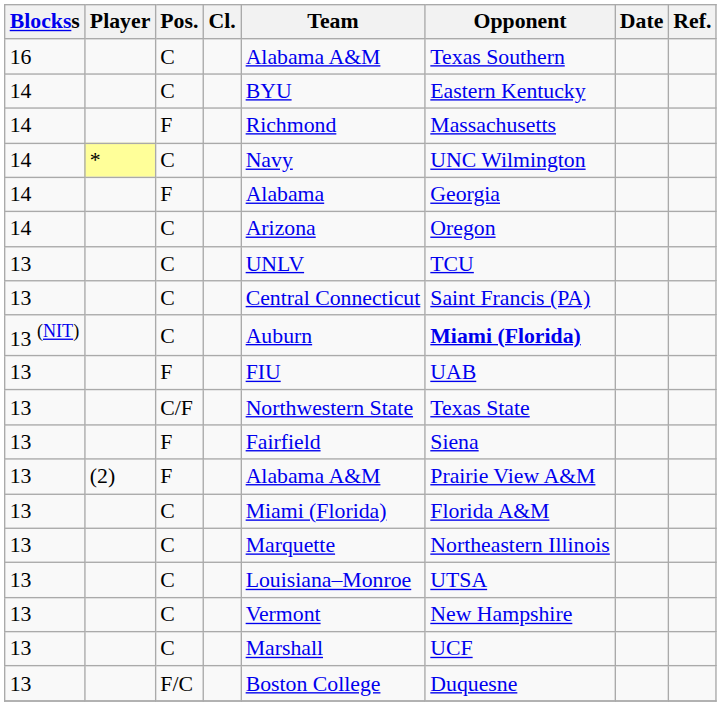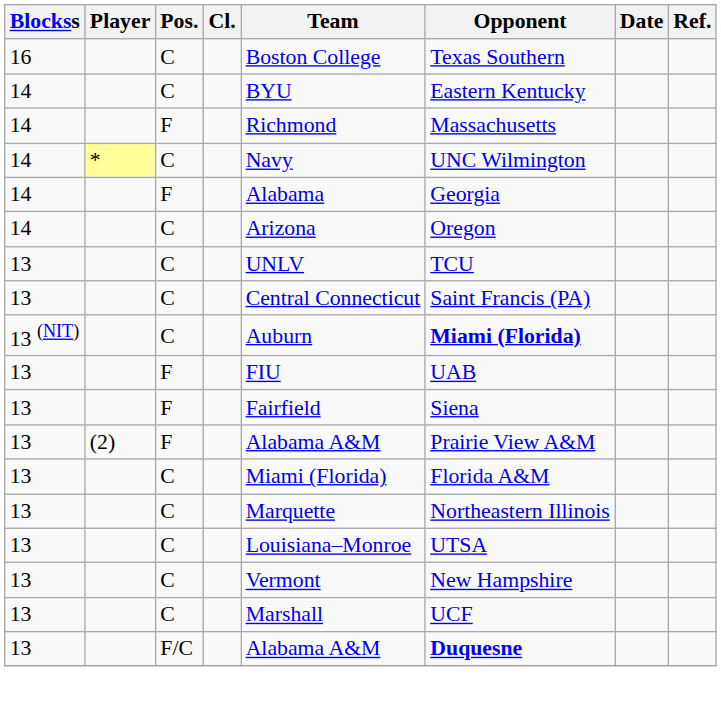(313, 56) Alabama A&M -> (313, 56) Boston College
- row: (21, 407)
(313, 683) Boston College -> (313, 648) Alabama A&M
(474, 683) normal -> (476, 648) bold
